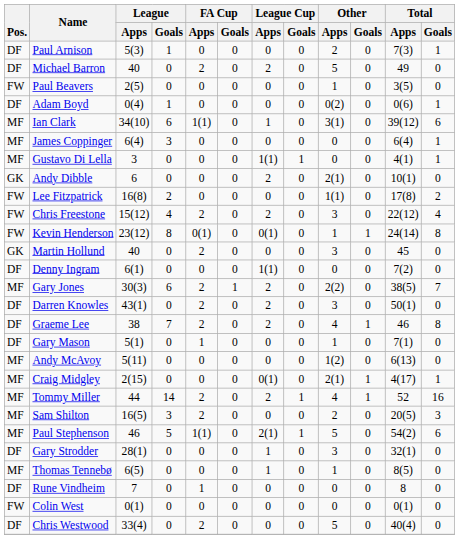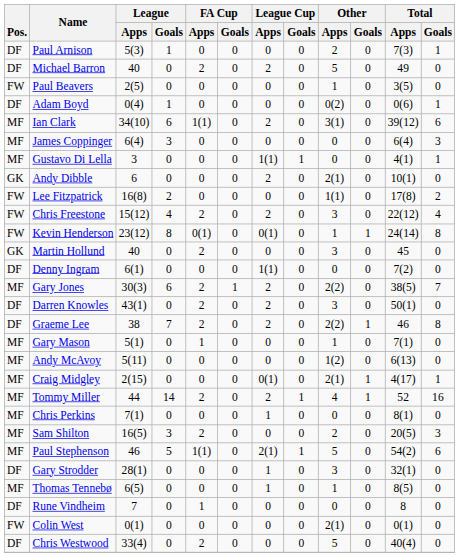(268, 123) 1 -> (268, 123) 2
(438, 141) 1 -> (438, 141) 3
(335, 324) 4 -> (335, 324) 2(2)
(14, 342) DF -> (15, 342) MF
+ row: (64, 415)
(335, 506) 0 -> (335, 525) 2(1)
